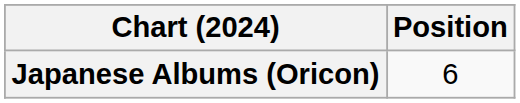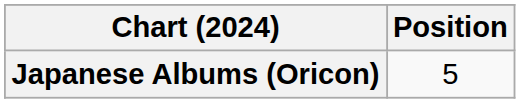(450, 73) 6 -> (450, 73) 5
